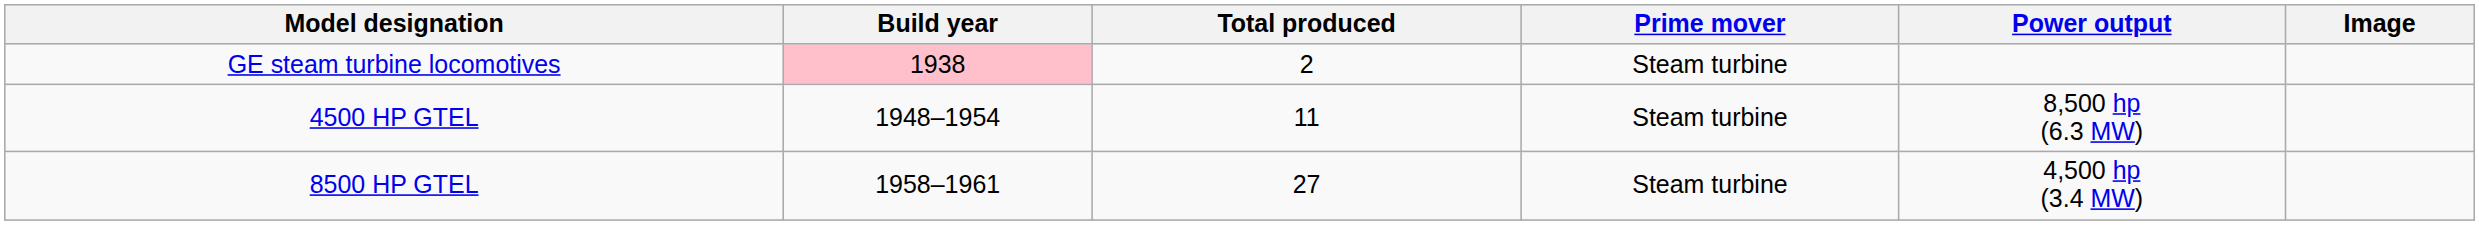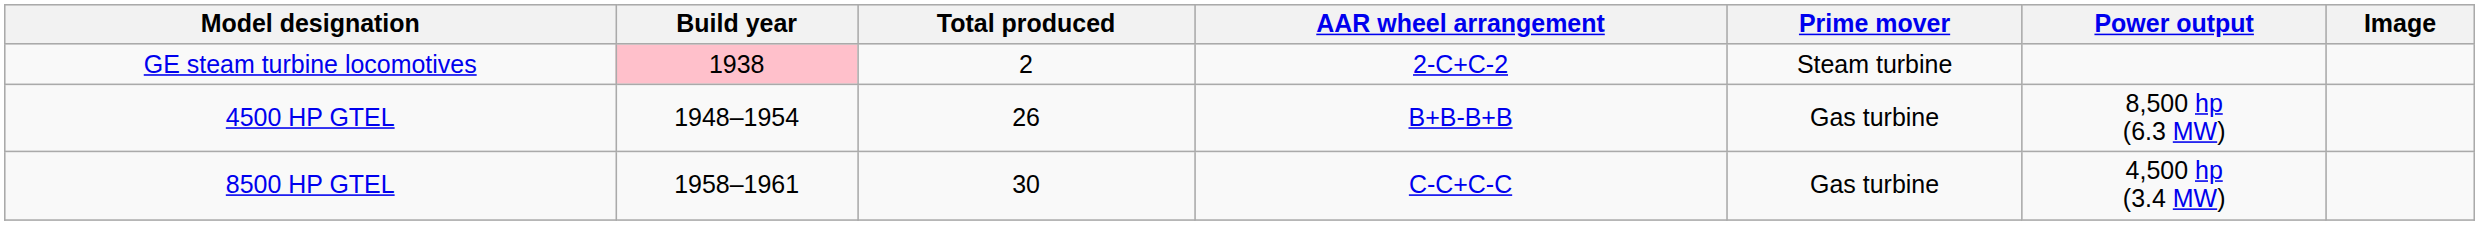+ column: (1461, 24)
(1307, 117) 11 -> (1026, 117) 26
(1710, 117) Steam turbine -> (1875, 117) Gas turbine
(1307, 185) 27 -> (1026, 185) 30
(1710, 185) Steam turbine -> (1875, 185) Gas turbine
